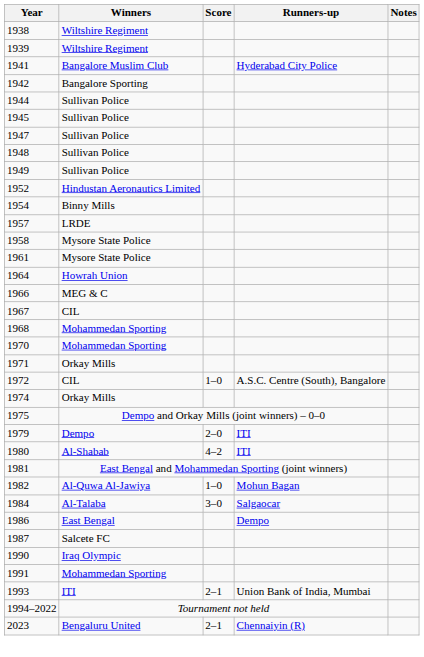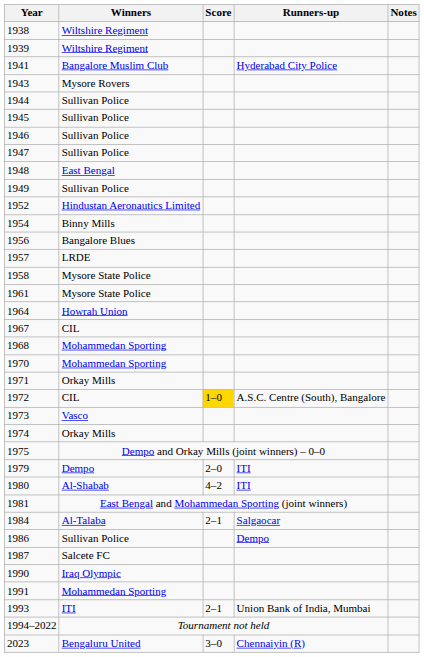- row: (18, 83)
+ row: (18, 83)
+ row: (18, 135)
(95, 153) Sullivan Police -> (88, 170) East Bengal
+ row: (18, 240)
- row: (18, 293)
(214, 380) no background -> (214, 398) gold background
+ row: (18, 415)
- row: (18, 485)
(214, 503) 3–0 -> (214, 521) 2–1
(88, 521) East Bengal -> (95, 538) Sullivan Police
(214, 626) 2–1 -> (214, 643) 3–0
